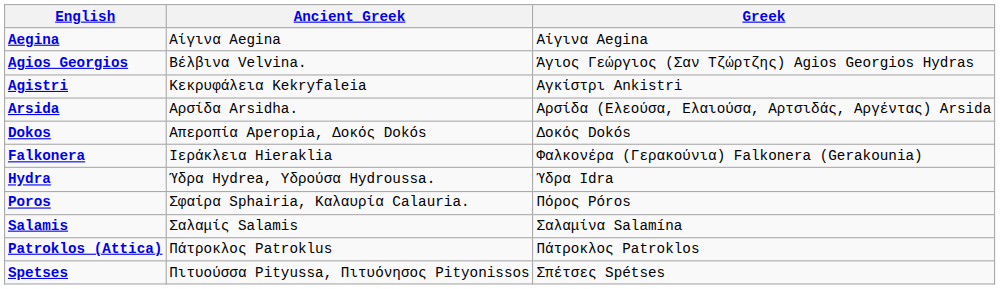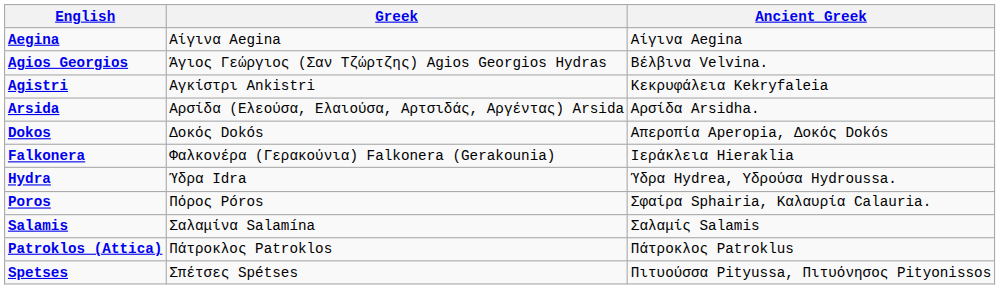columns swapped: (764, 16) <-> (349, 16)
